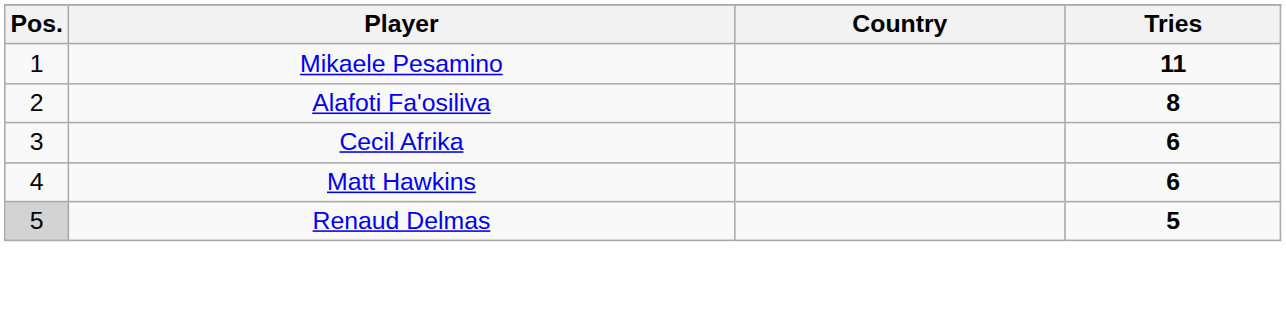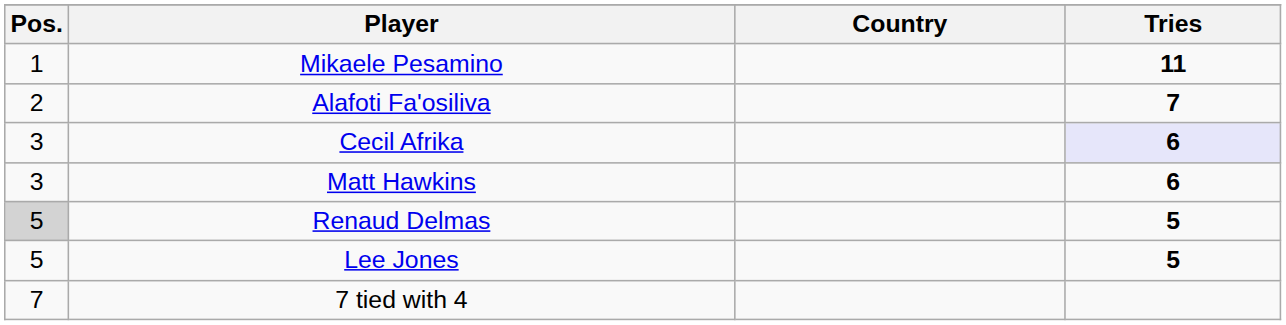(1173, 102) 8 -> (1173, 102) 7
(1173, 142) no background -> (1173, 142) lavender background
(37, 181) 4 -> (37, 181) 3
+ row: (401, 260)
+ row: (401, 299)
